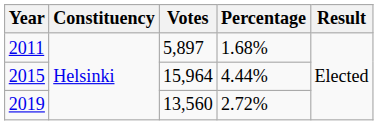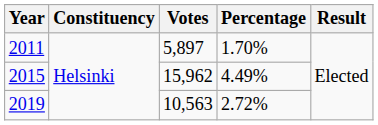(244, 47) 1.68% -> (244, 47) 1.70%
(188, 76) 15,964 -> (188, 76) 15,962
(244, 76) 4.44% -> (244, 76) 4.49%
(188, 104) 13,560 -> (188, 104) 10,563
